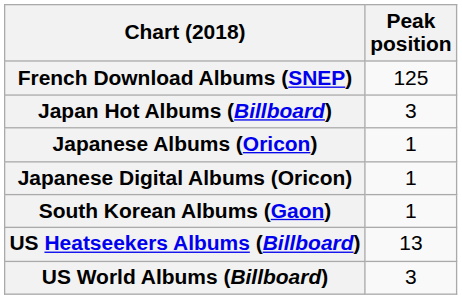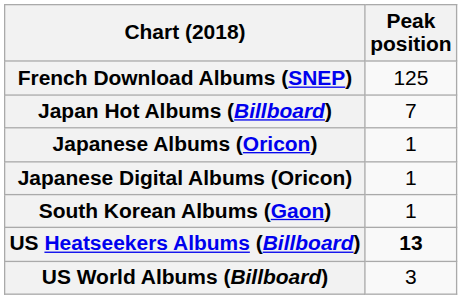(411, 111) 3 -> (411, 111) 7
(411, 244) normal -> (411, 244) bold
